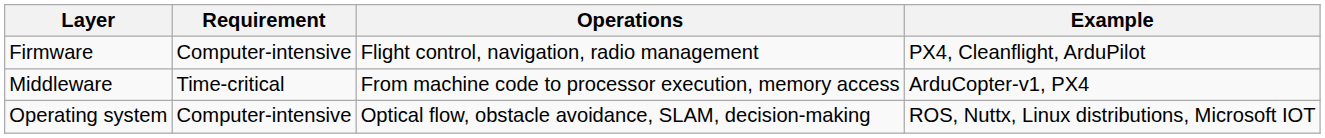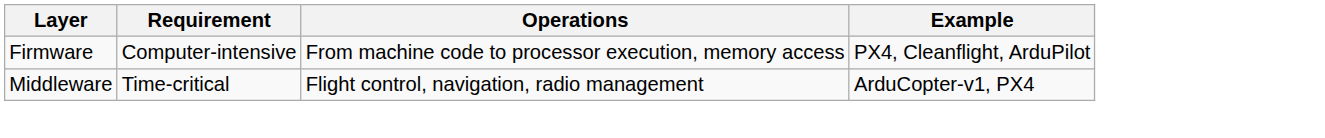(560, 52) Flight control, navigation, radio management -> (575, 52) From machine code to processor execution, memory access
(630, 84) From machine code to processor execution, memory access -> (505, 84) Flight control, navigation, radio management
- row: (88, 116)
